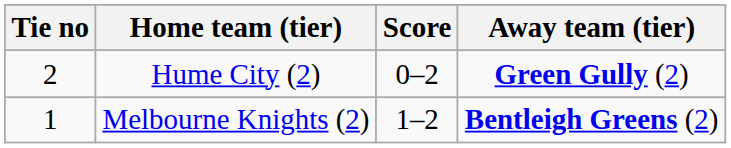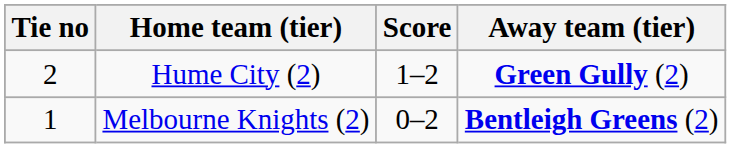(417, 73) 0–2 -> (417, 73) 1–2
(417, 119) 1–2 -> (417, 119) 0–2
